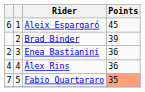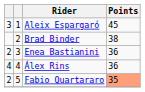(9, 25) 6 -> (9, 25) 3
(113, 39) 39 -> (113, 39) 38
(9, 80) 7 -> (9, 80) 2
